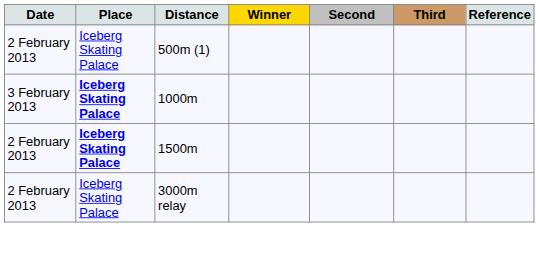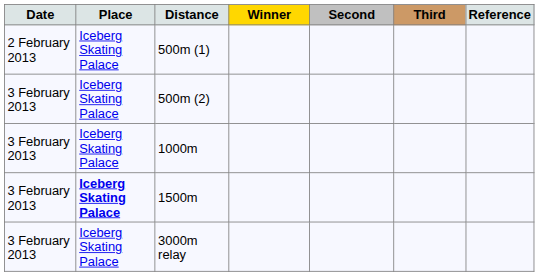+ row: (184, 99)
(103, 99) bold -> (101, 148) normal
(39, 148) 2 February 2013 -> (39, 197) 3 February 2013
(39, 197) 2 February 2013 -> (39, 247) 3 February 2013
